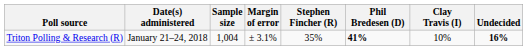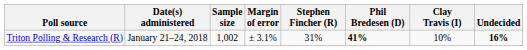(227, 38) 1,004 -> (227, 38) 1,002
(313, 38) 35% -> (313, 38) 31%
